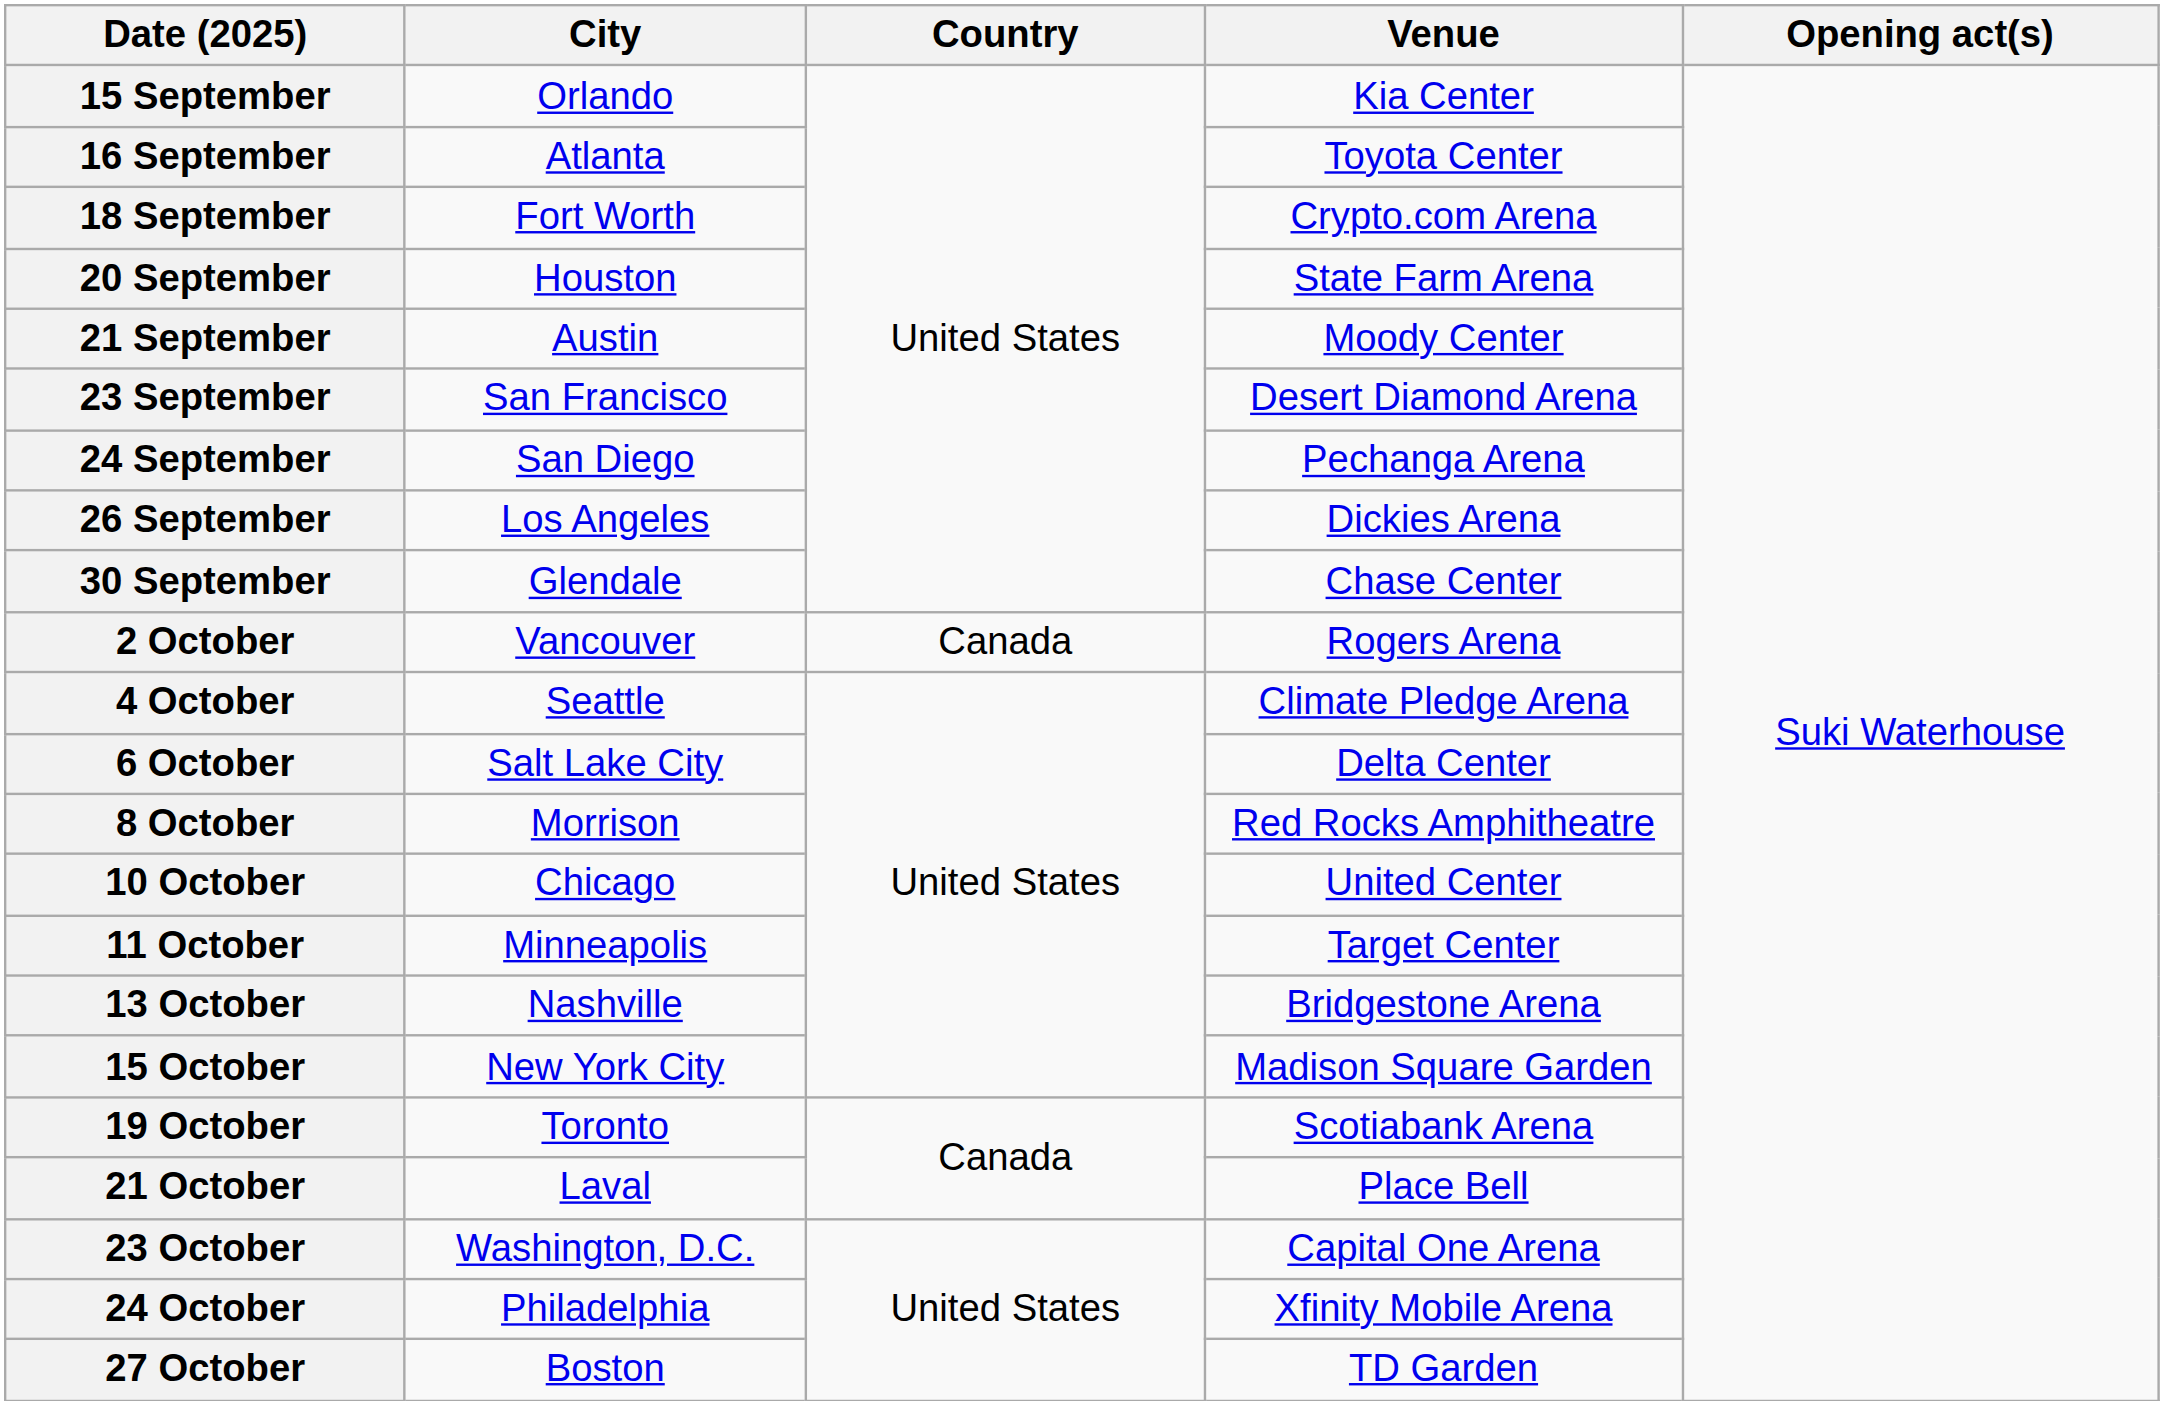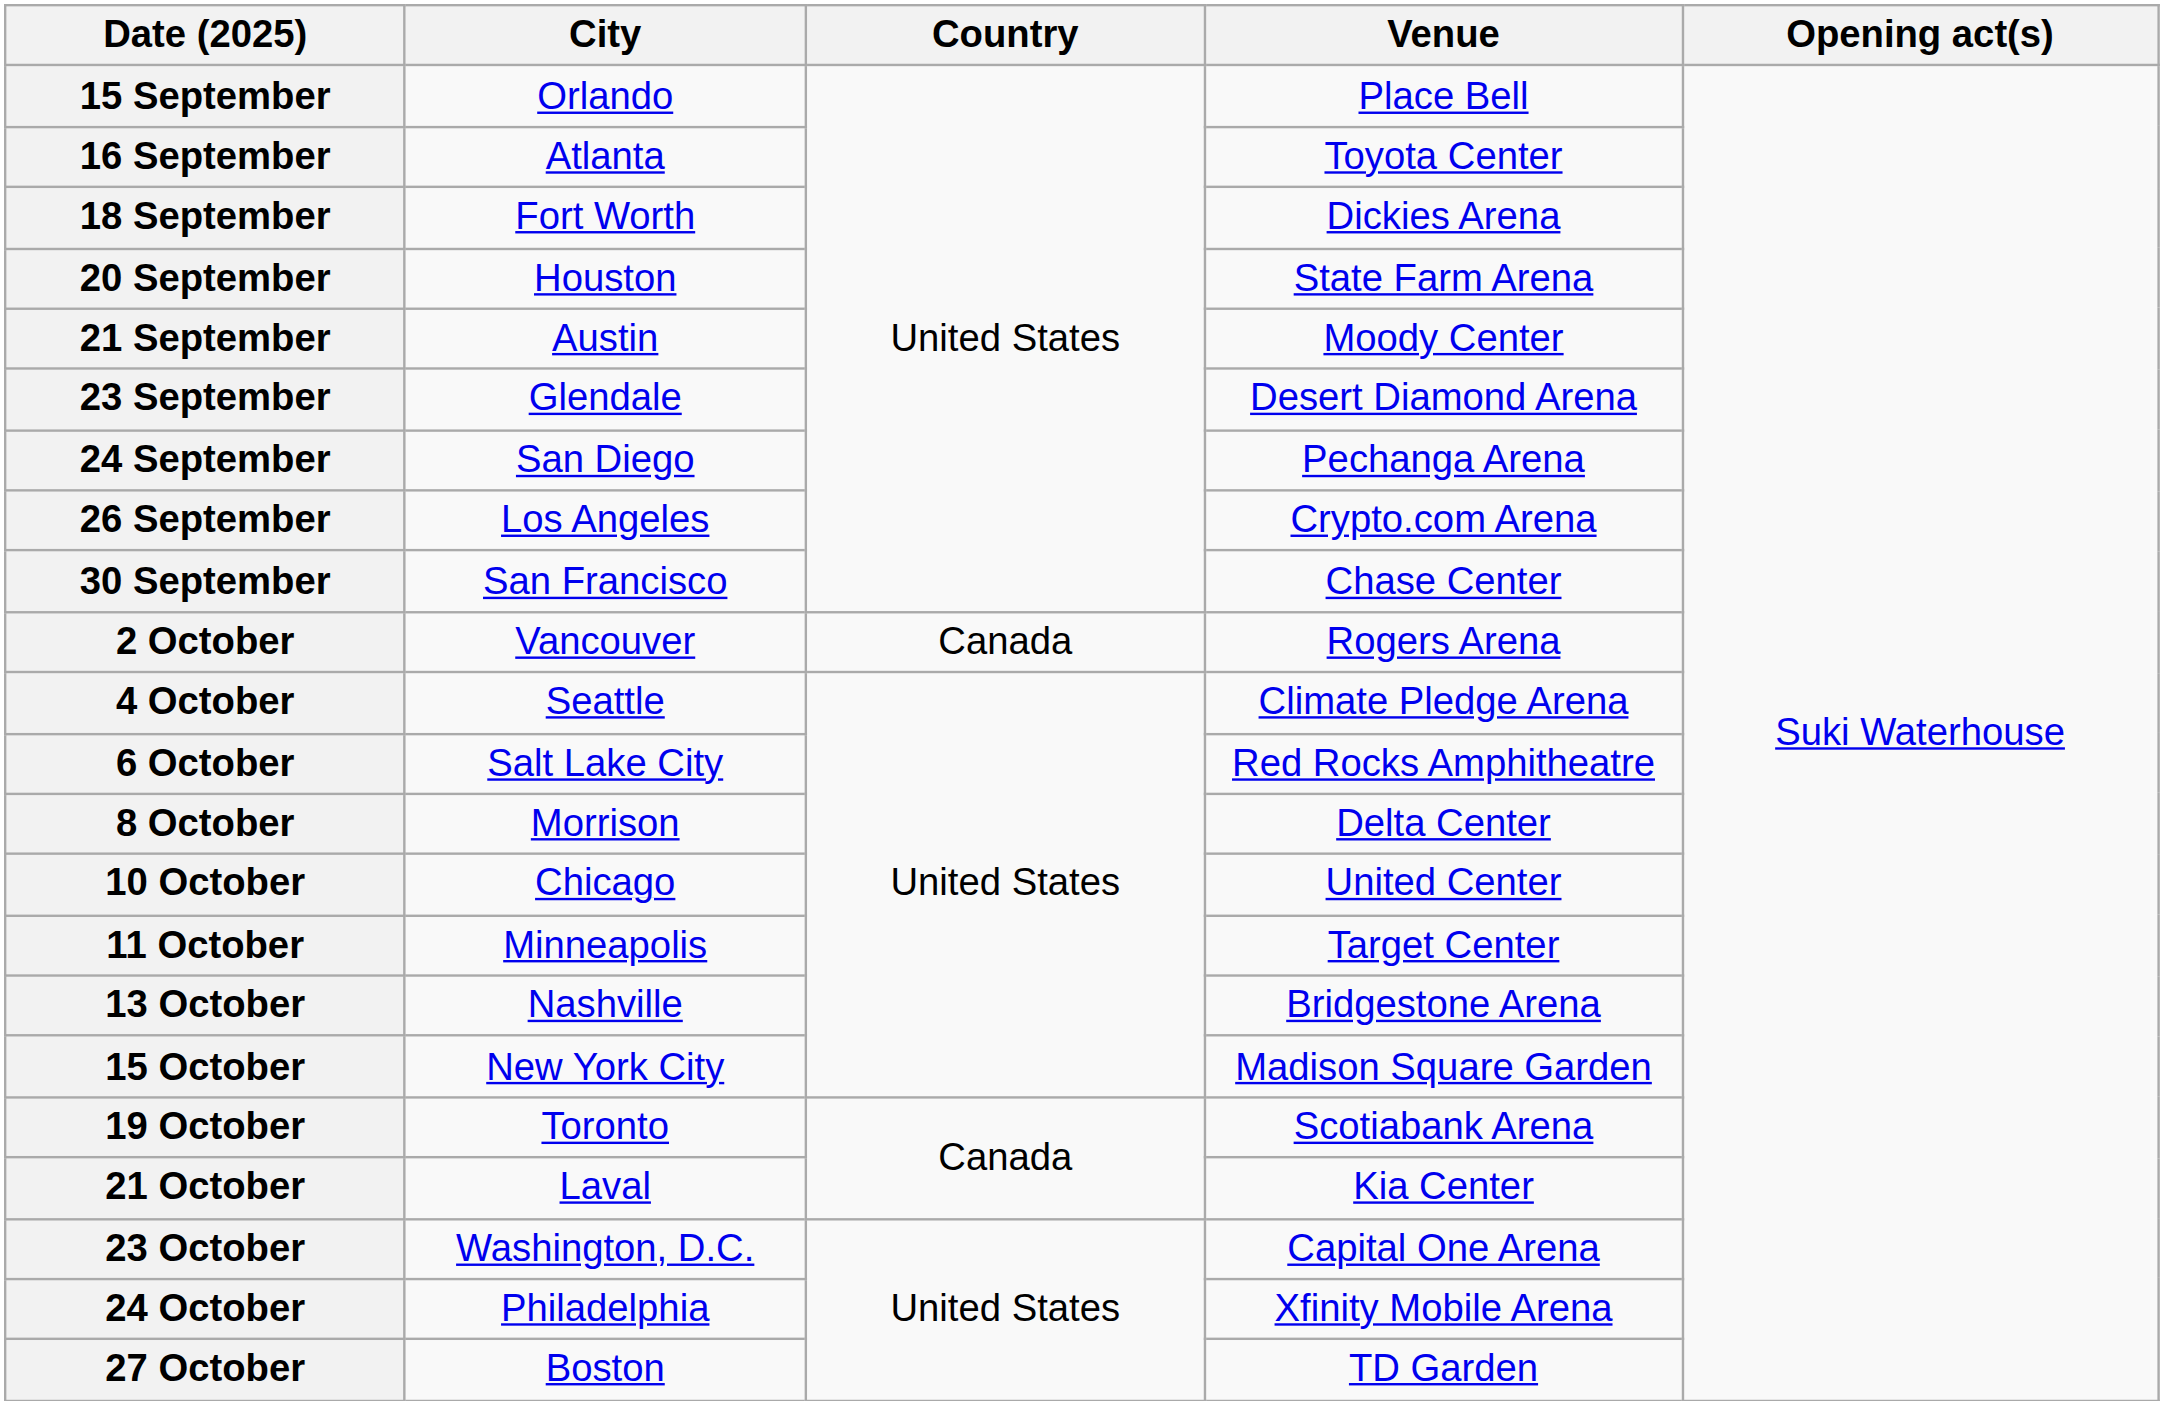(1444, 95) Kia Center -> (1444, 95) Place Bell
(1444, 216) Crypto.com Arena -> (1444, 216) Dickies Arena
(605, 398) San Francisco -> (605, 398) Glendale
(1444, 519) Dickies Arena -> (1444, 519) Crypto.com Arena
(605, 580) Glendale -> (605, 580) San Francisco
(1444, 762) Delta Center -> (1444, 762) Red Rocks Amphitheatre
(1444, 823) Red Rocks Amphitheatre -> (1444, 823) Delta Center
(1444, 1187) Place Bell -> (1444, 1187) Kia Center
